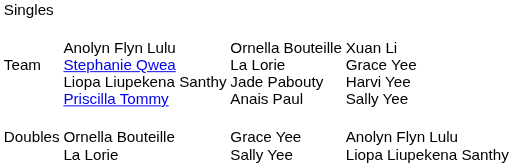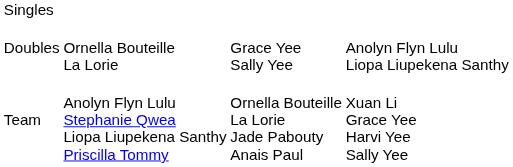rows swapped: (32, 137) <-> (22, 65)
